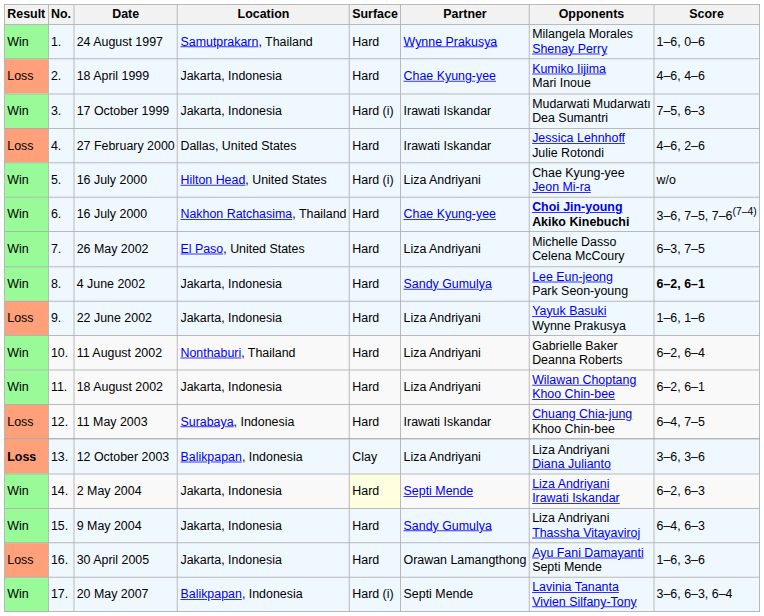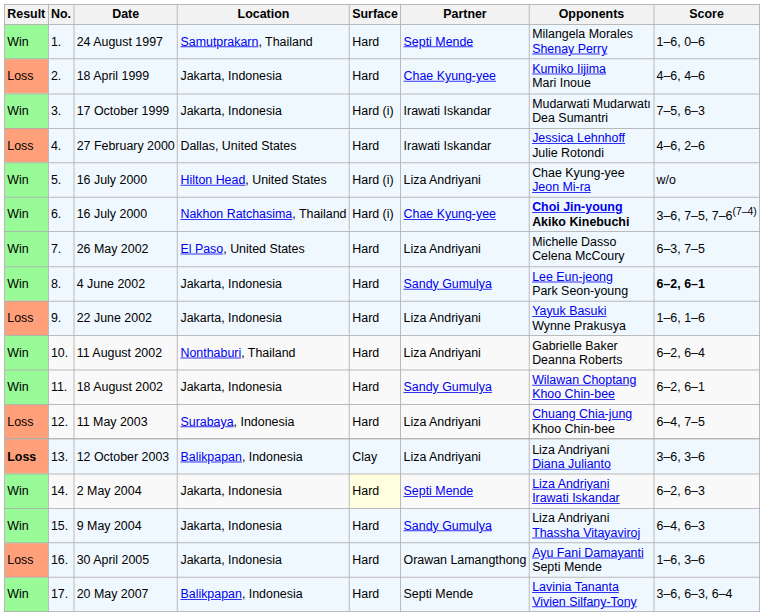(450, 41) Wynne Prakusya -> (438, 41) Septi Mende
(366, 214) Hard -> (373, 214) Hard (i)
(442, 386) Liza Andriyani -> (448, 386) Sandy Gumulya
(447, 421) Irawati Iskandar -> (442, 421) Liza Andriyani
(373, 594) Hard (i) -> (366, 594) Hard
